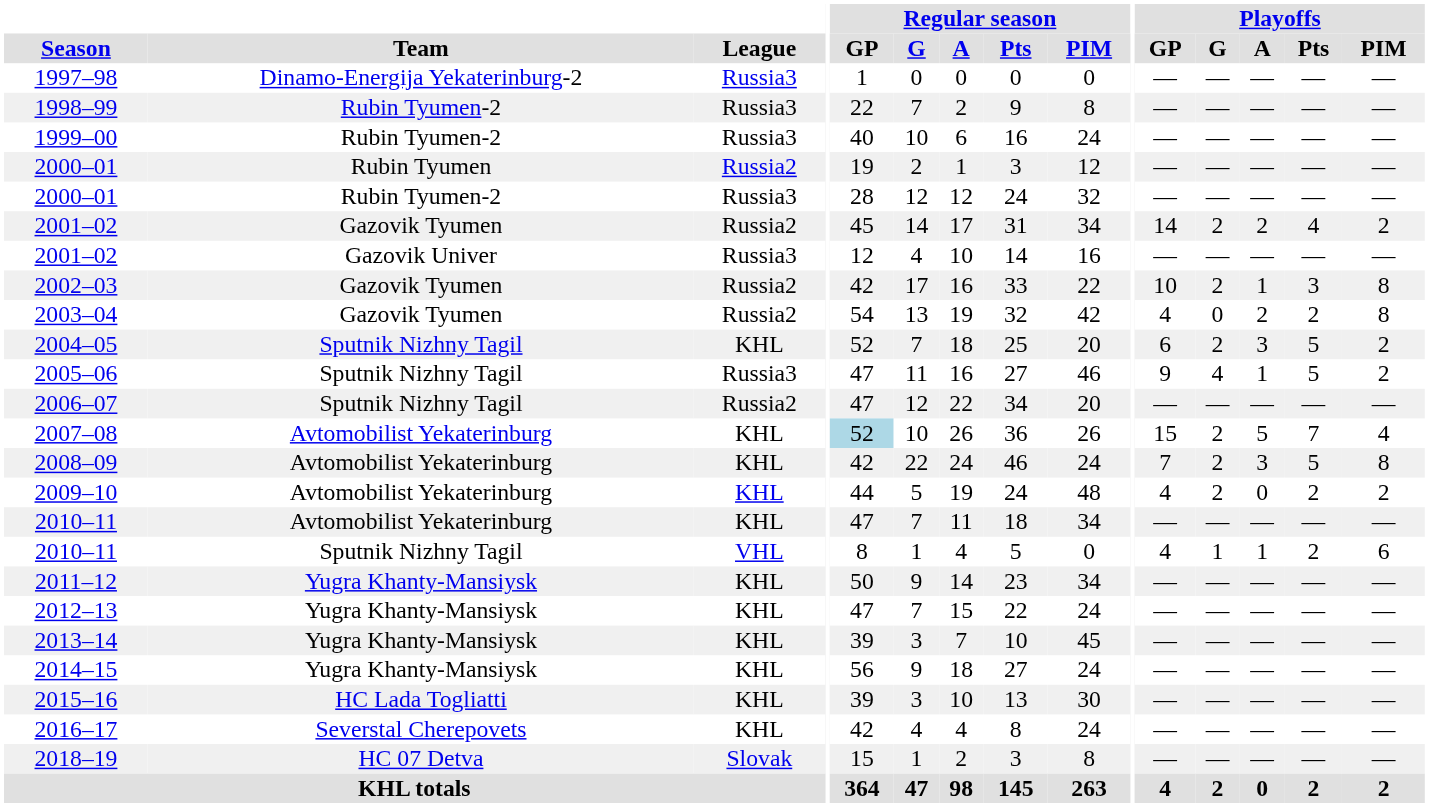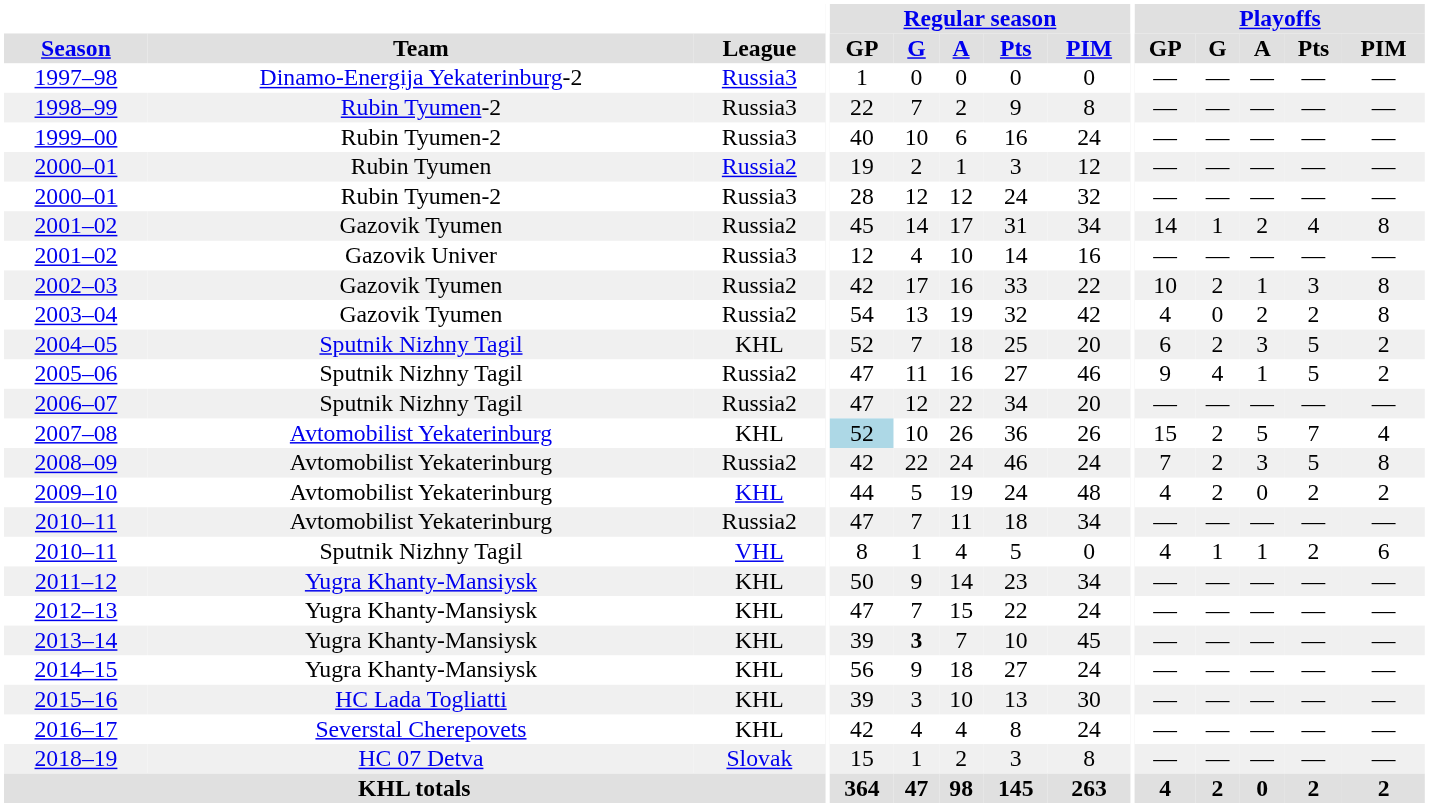(1218, 225) 2 -> (1218, 225) 1
(1384, 225) 2 -> (1384, 225) 8
(759, 373) Russia3 -> (759, 373) Russia2
(759, 462) KHL -> (759, 462) Russia2
(759, 521) KHL -> (759, 521) Russia2
(916, 640) normal -> (916, 640) bold
